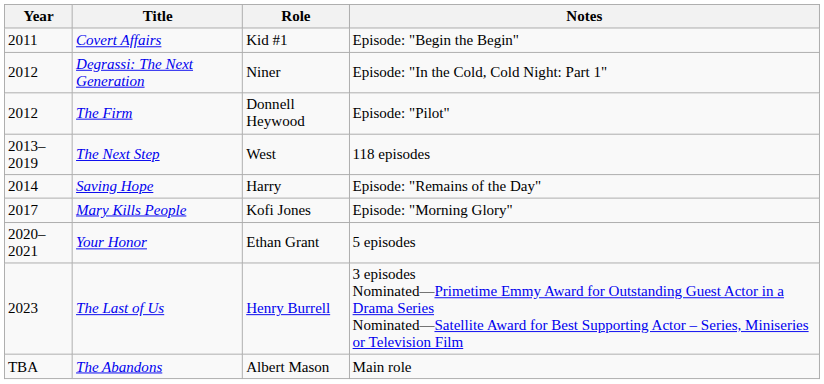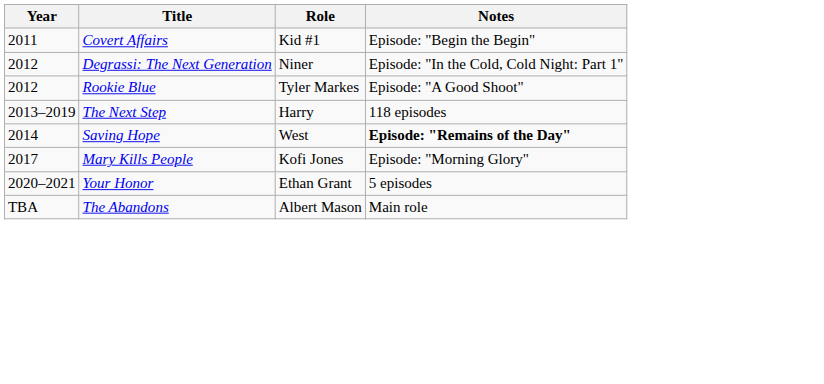- row: (104, 113)
+ row: (119, 87)
(261, 154) West -> (296, 111) Harry
(264, 186) Harry -> (294, 135) West
(447, 186) normal -> (470, 135) bold
- row: (120, 308)
